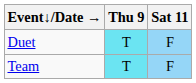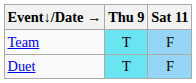rows swapped: (21, 42) <-> (23, 66)
